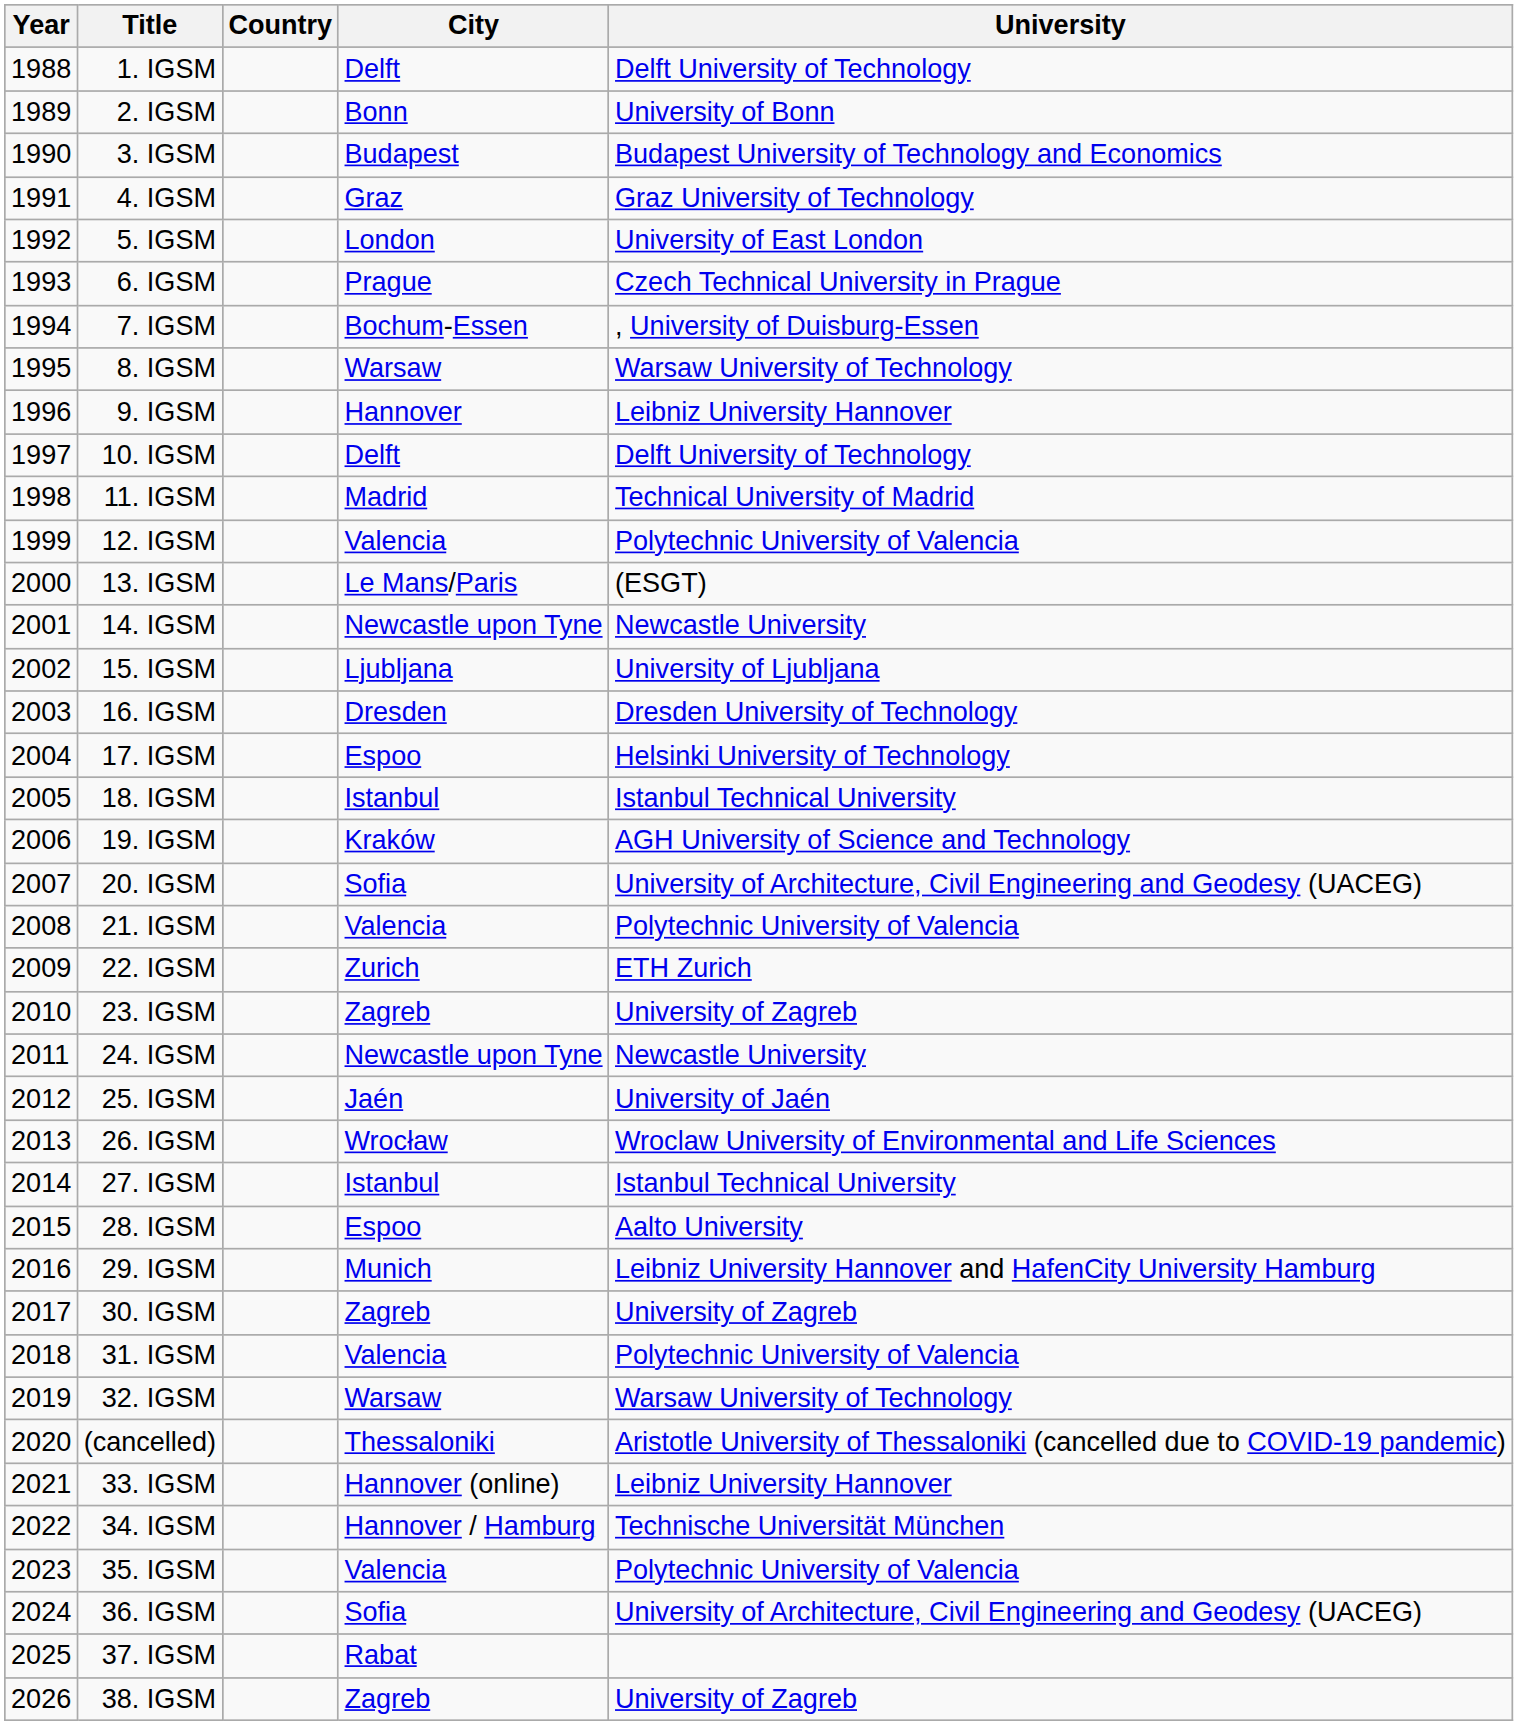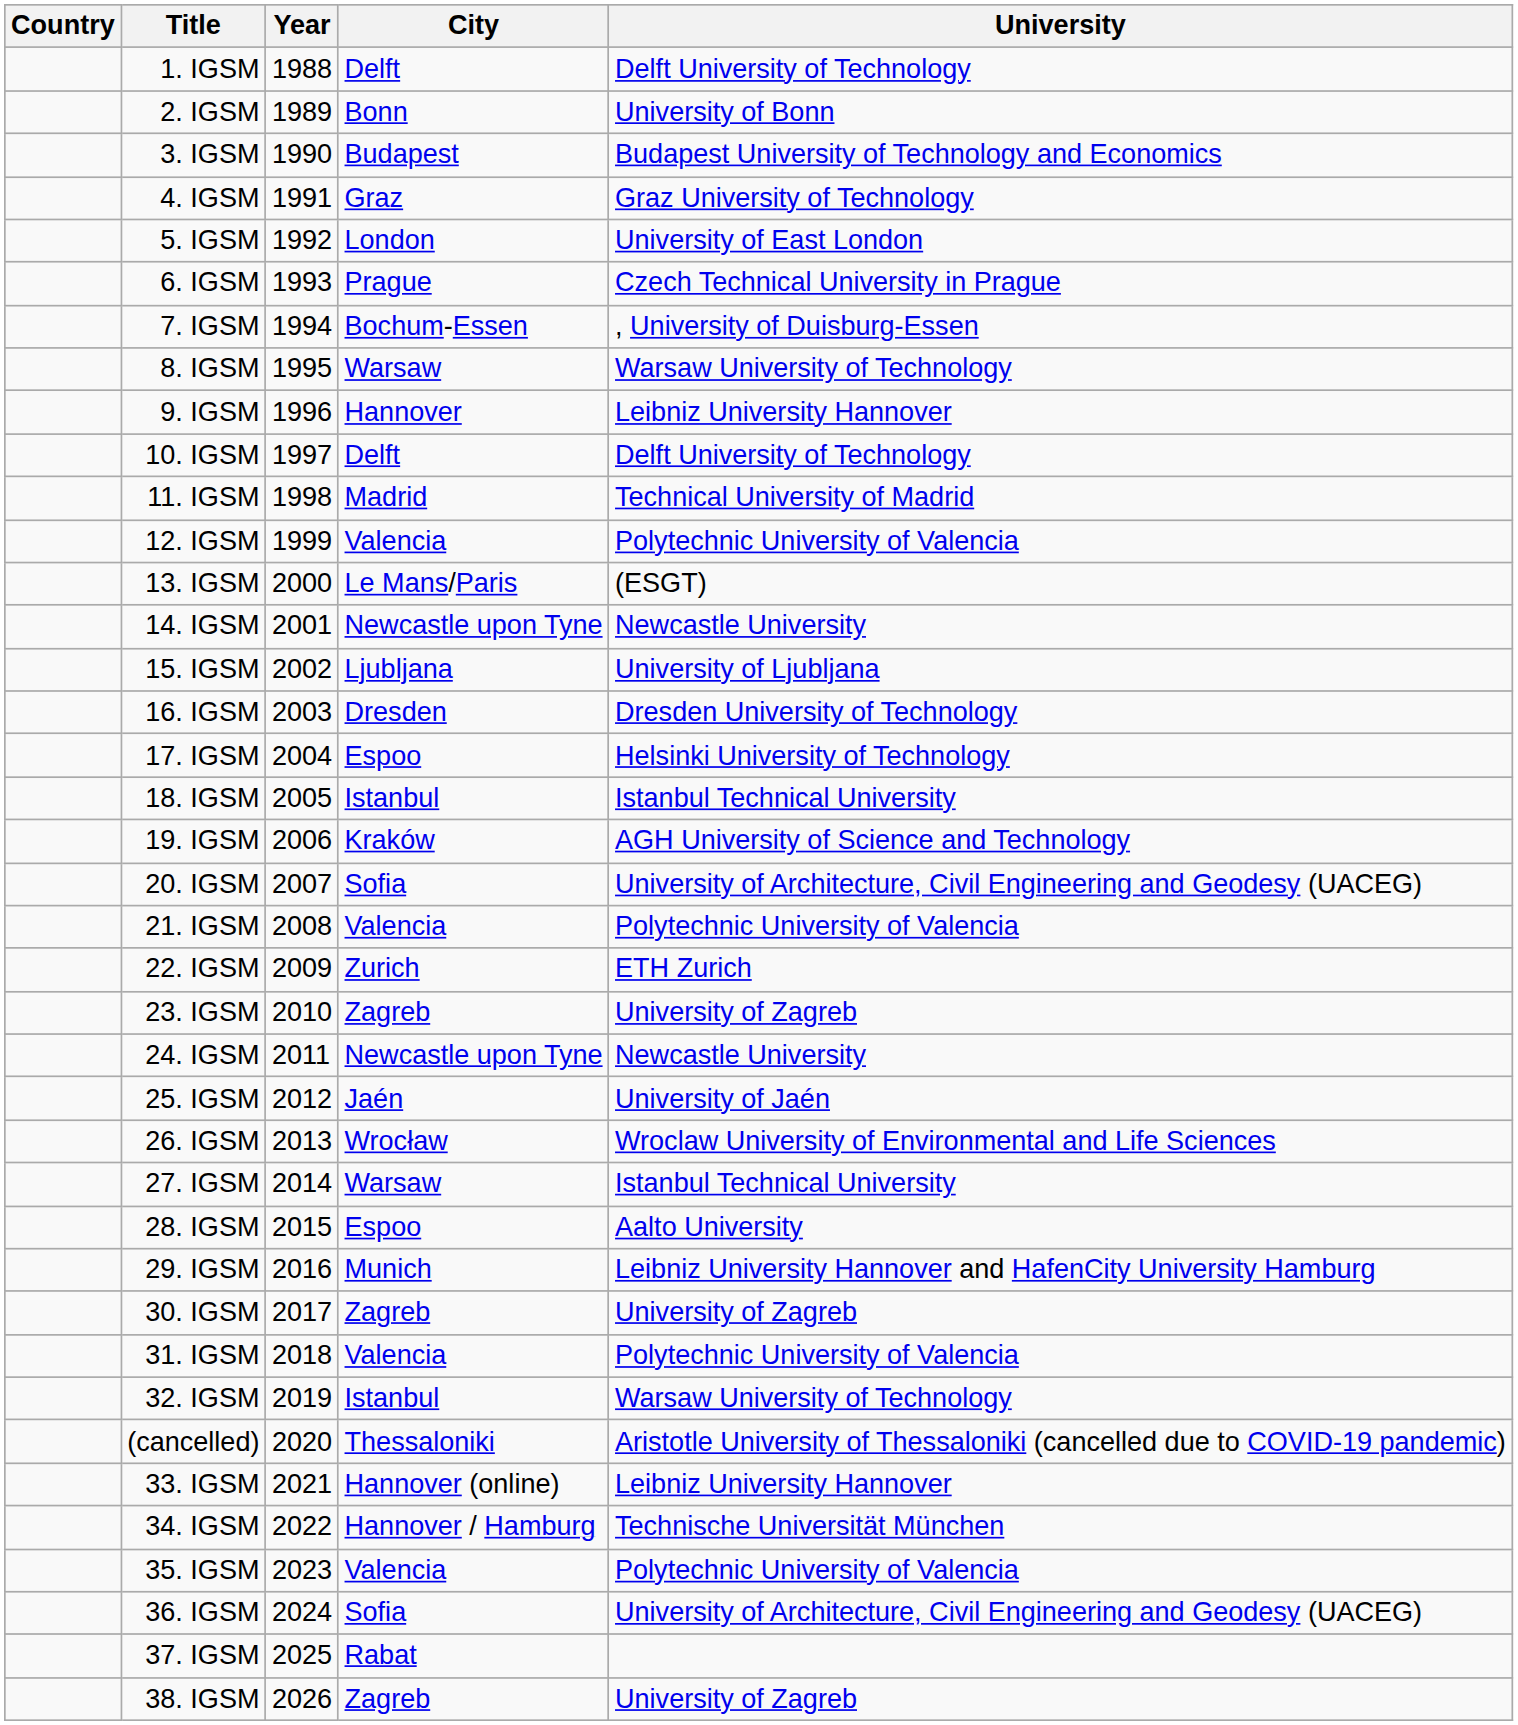columns swapped: (41, 25) <-> (280, 25)
(392, 1183) Istanbul -> (393, 1183) Warsaw
(393, 1398) Warsaw -> (392, 1398) Istanbul
